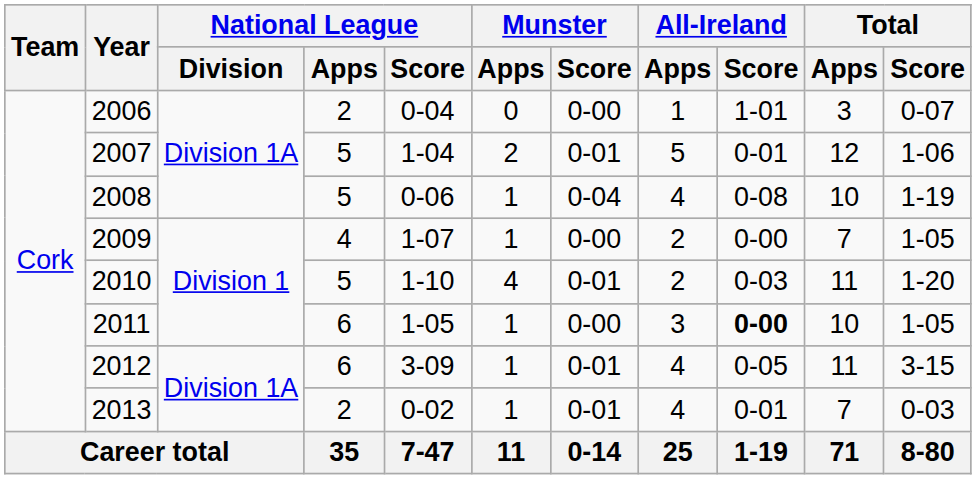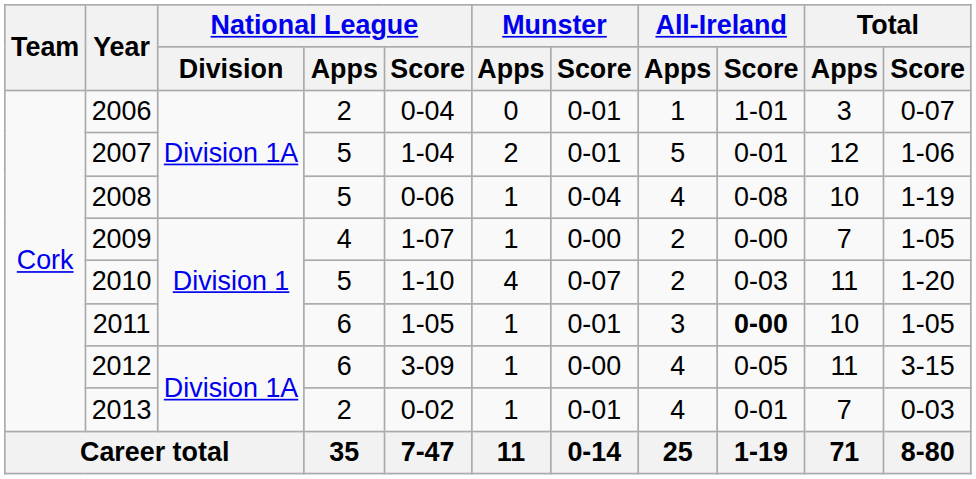(594, 111) 0-00 -> (594, 111) 0-01
(594, 281) 0-01 -> (594, 281) 0-07
(594, 324) 0-00 -> (594, 324) 0-01
(594, 366) 0-01 -> (594, 366) 0-00
